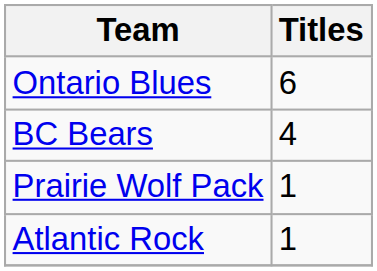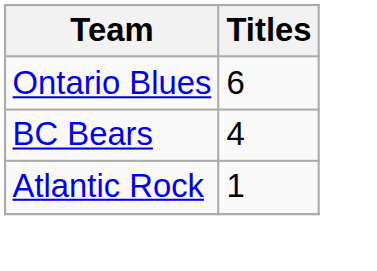- row: (138, 186)
